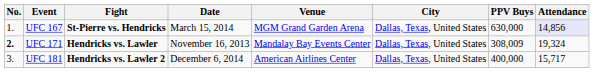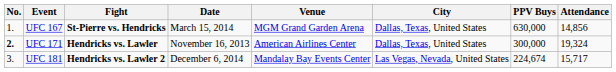(552, 28) lavender background -> (574, 28) no background
(312, 43) Mandalay Bay Events Center -> (305, 43) American Airlines Center
(507, 43) 308,009 -> (529, 43) 300,000
(305, 59) American Airlines Center -> (312, 59) Mandalay Bay Events Center
(431, 59) Dallas, Texas, United States -> (442, 59) Las Vegas, Nevada, United States
(507, 59) 400,000 -> (529, 59) 224,674
